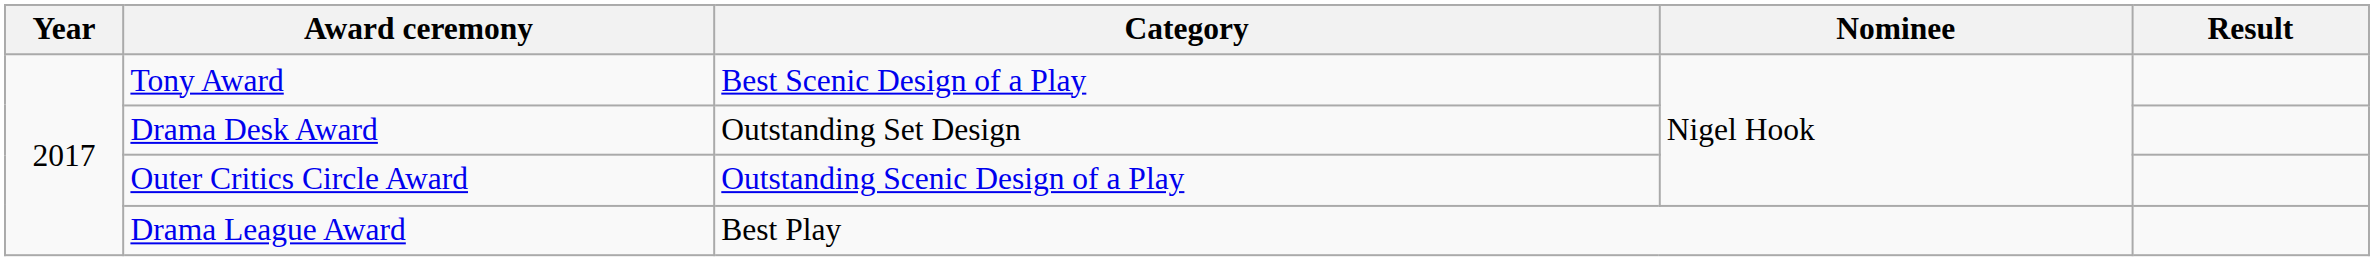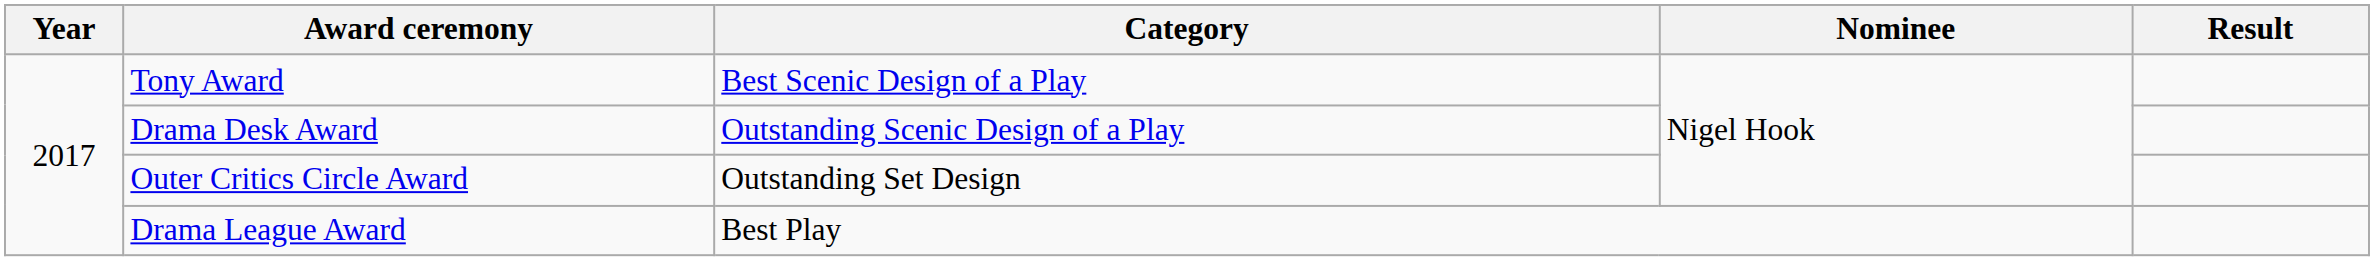(871, 129) Outstanding Set Design -> (953, 129) Outstanding Scenic Design of a Play
(953, 179) Outstanding Scenic Design of a Play -> (871, 179) Outstanding Set Design
